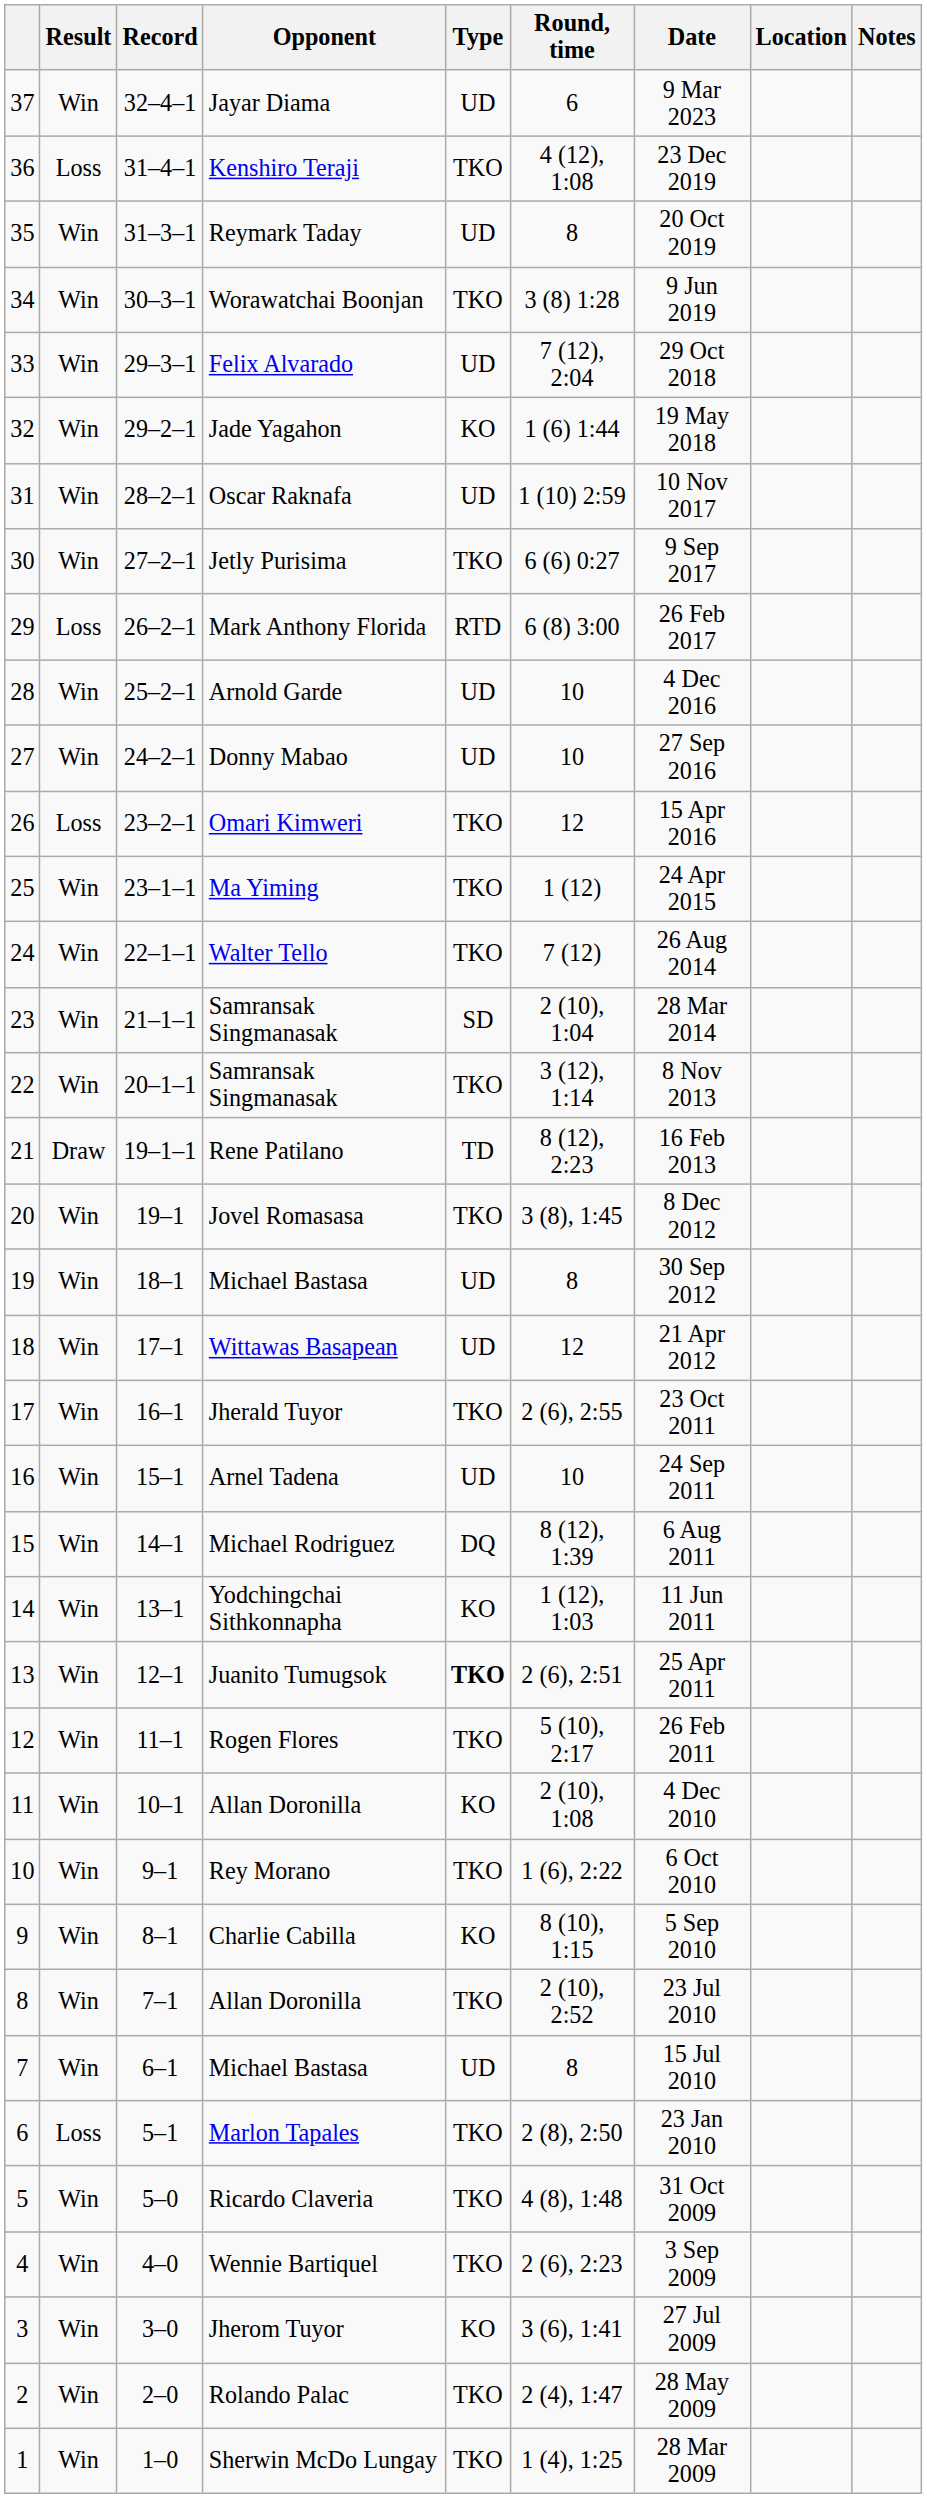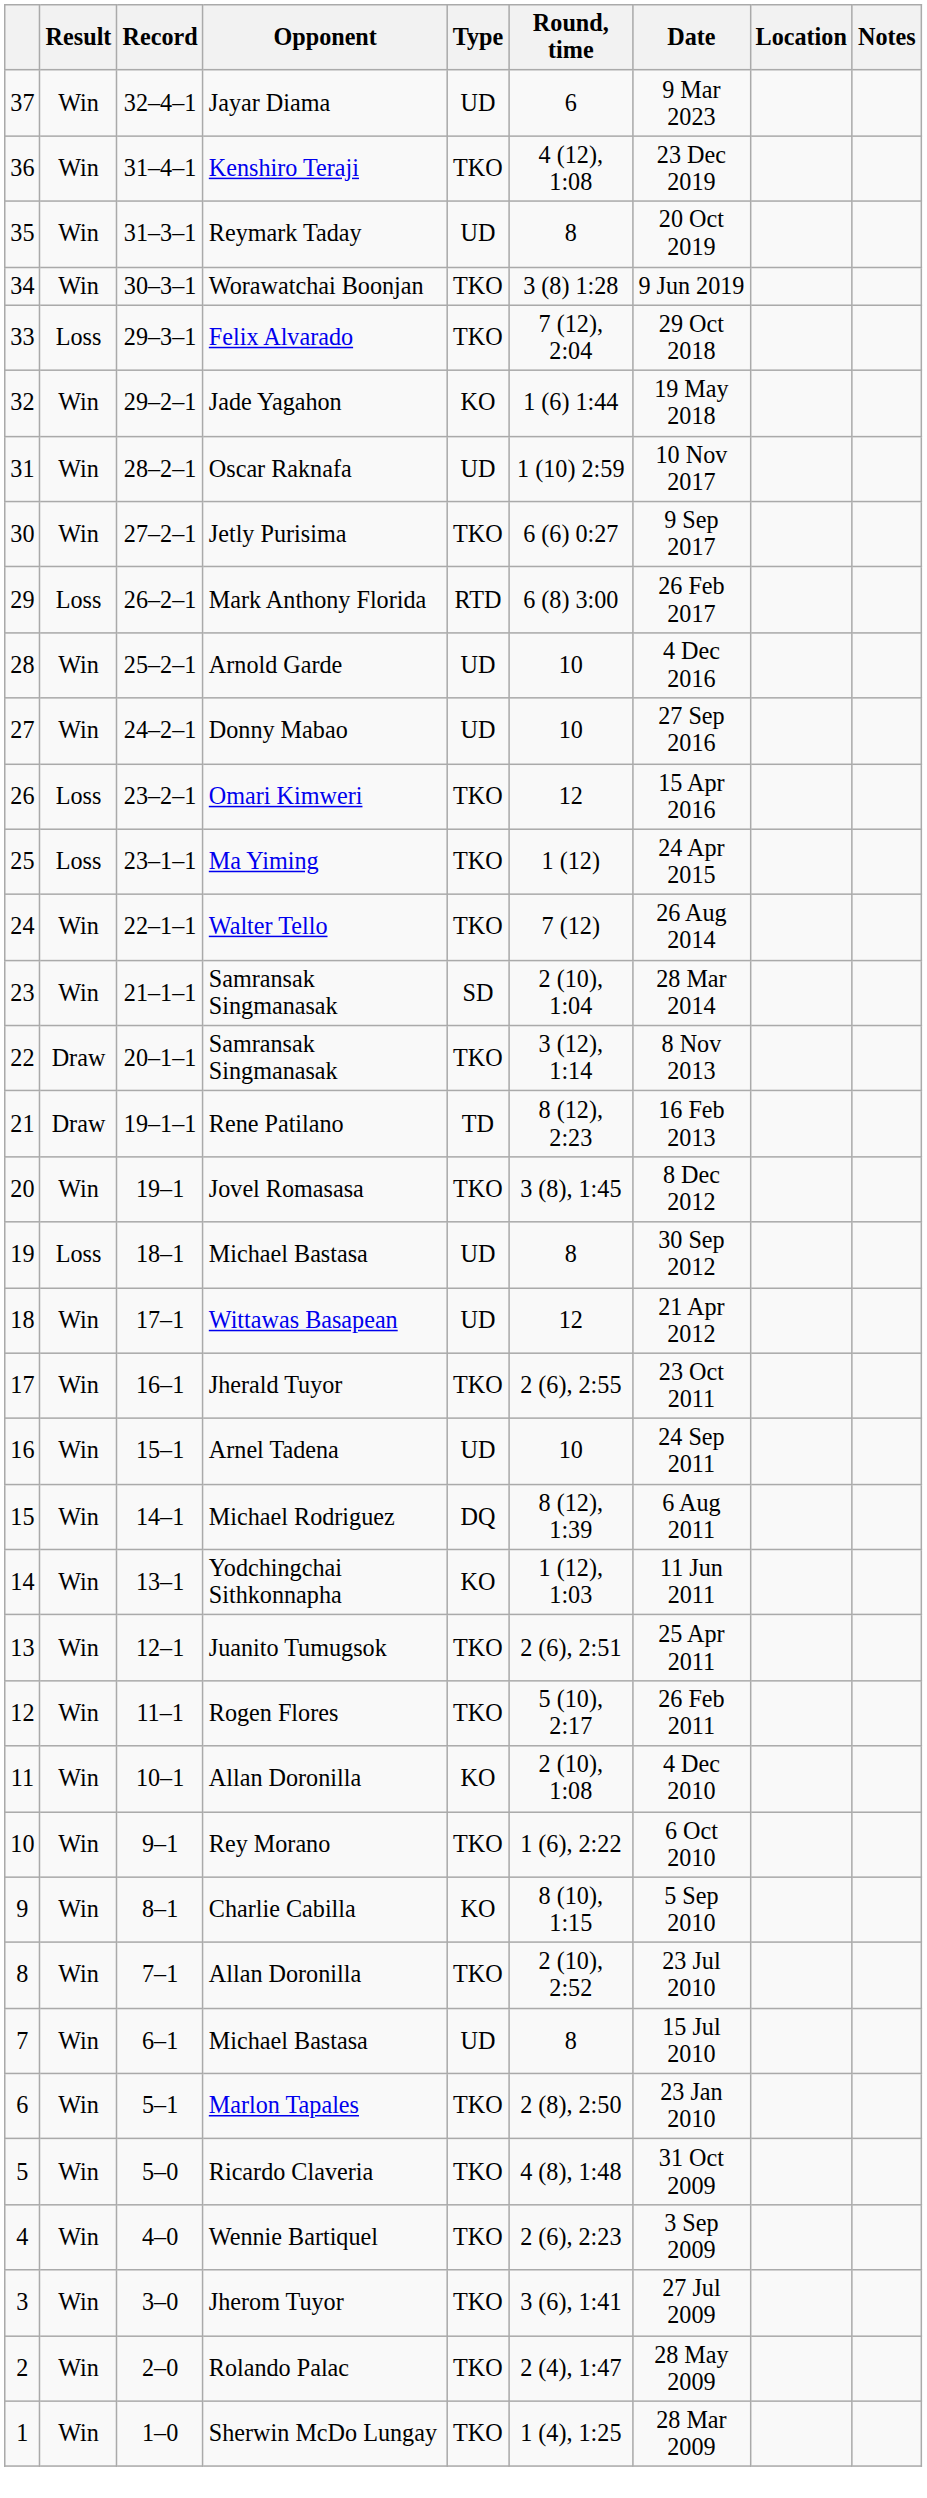(78, 168) Loss -> (79, 168) Win
(79, 364) Win -> (78, 337) Loss
(478, 364) UD -> (478, 337) TKO
(79, 888) Win -> (78, 861) Loss
(79, 1085) Win -> (78, 1058) Draw
(79, 1281) Win -> (78, 1254) Loss
(478, 1674) bold -> (478, 1647) normal
(78, 2133) Loss -> (79, 2105) Win
(478, 2329) KO -> (478, 2302) TKO
